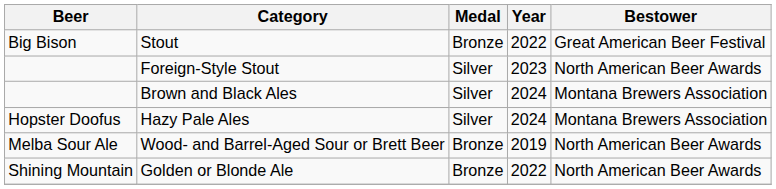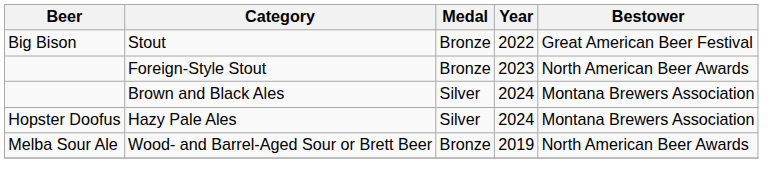(472, 68) Silver -> (465, 68) Bronze
- row: (217, 171)
